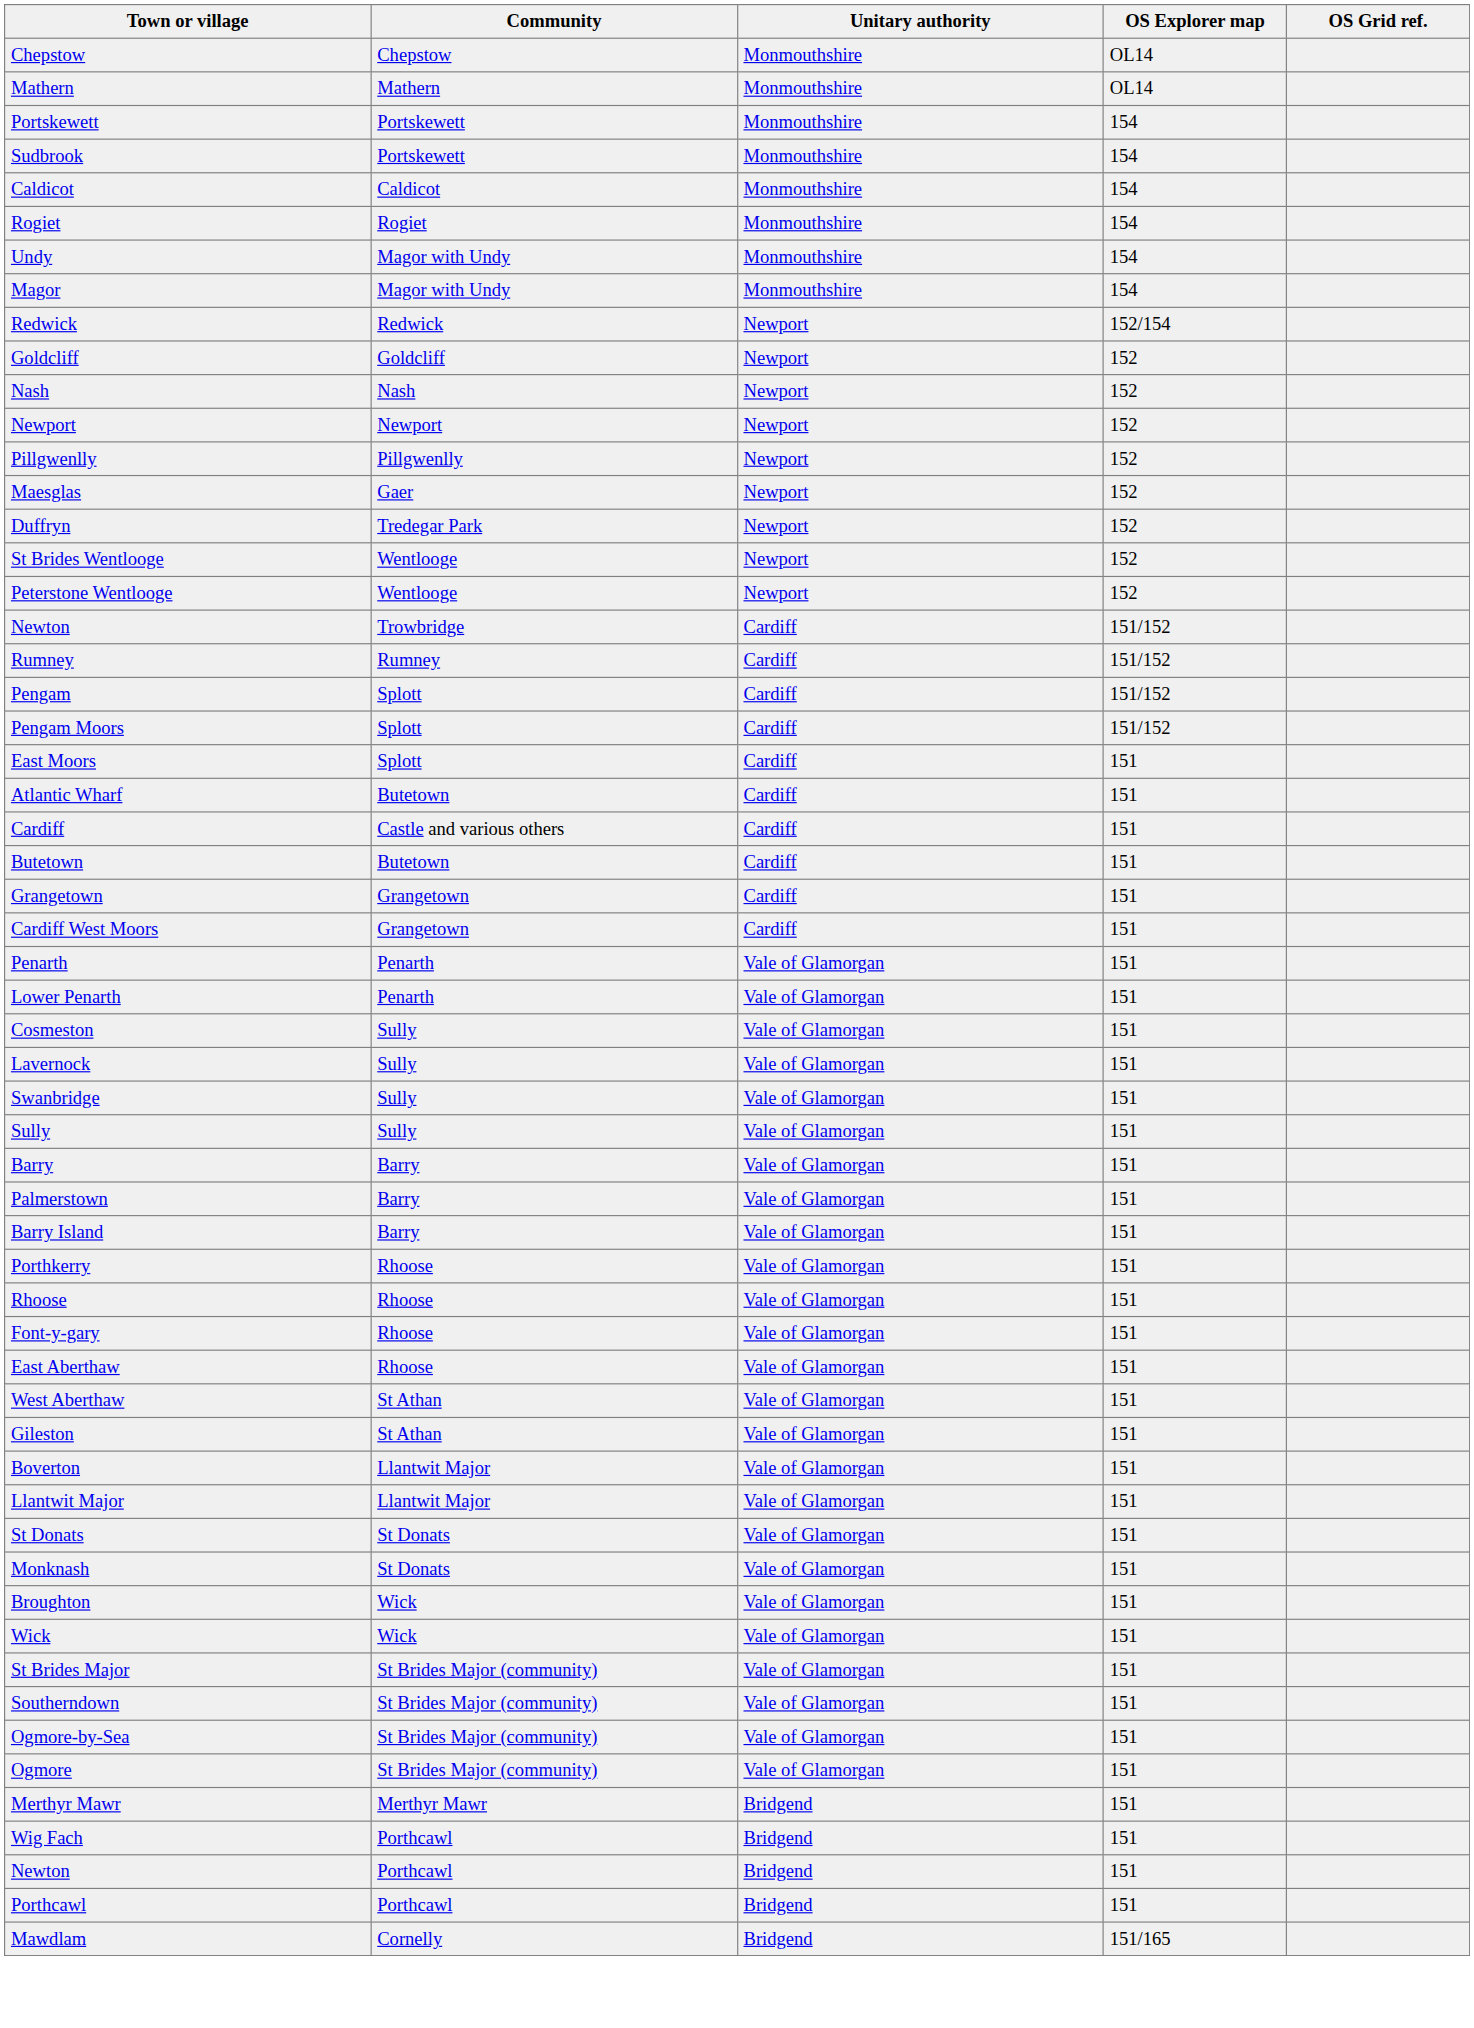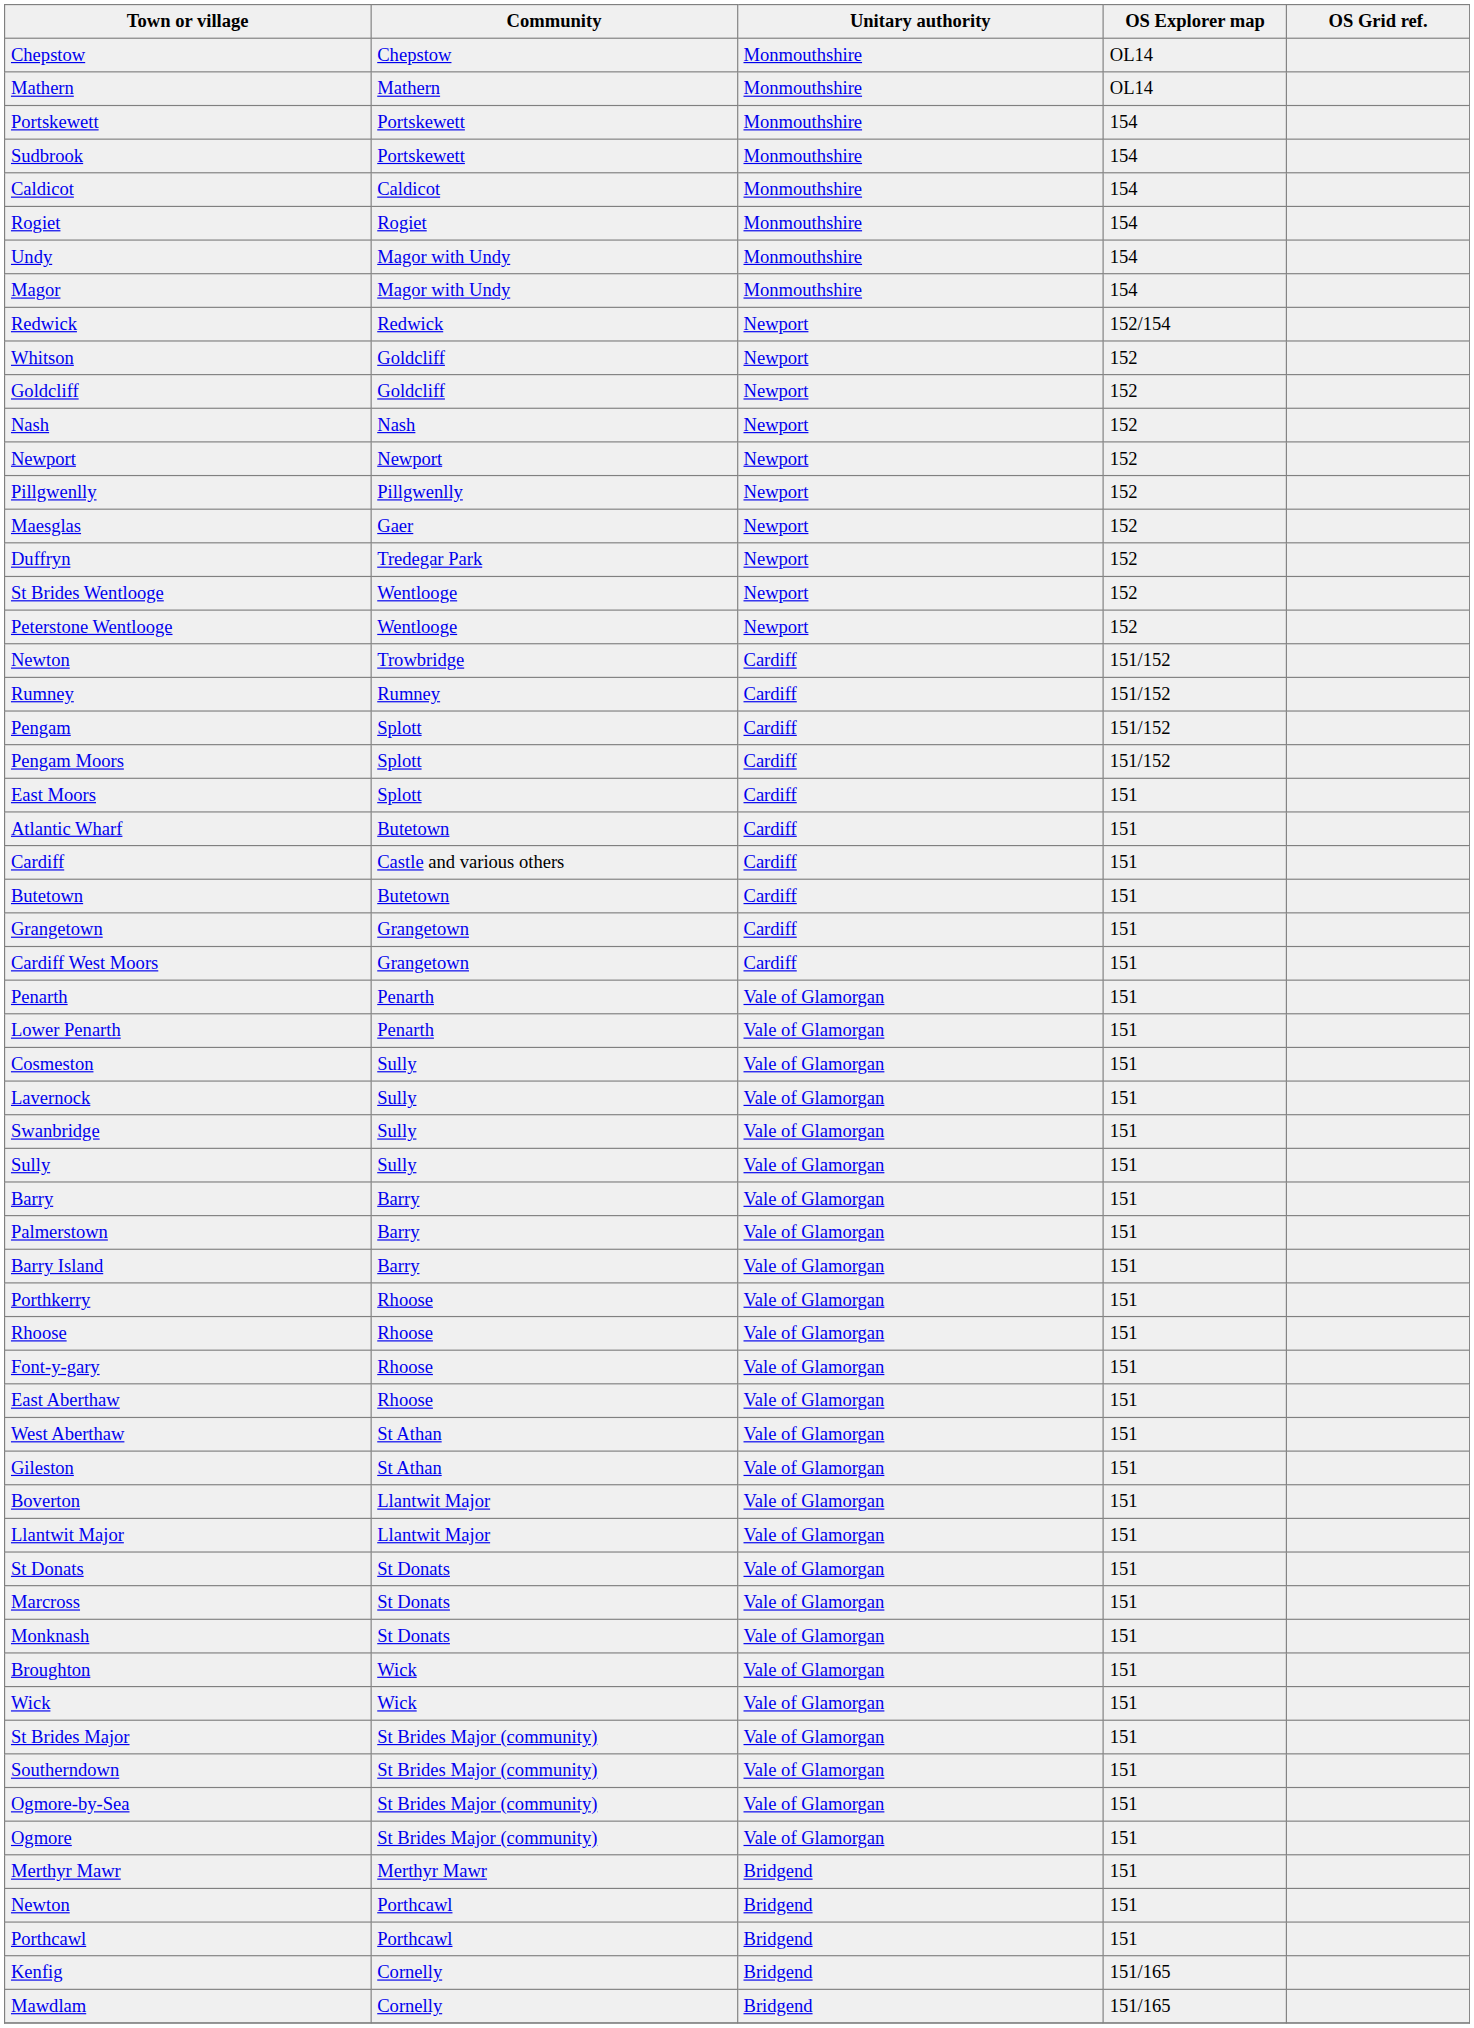+ row: (42, 357)
+ row: (45, 1602)
- row: (47, 1837)
+ row: (37, 1972)
